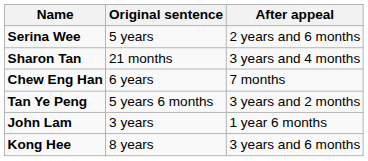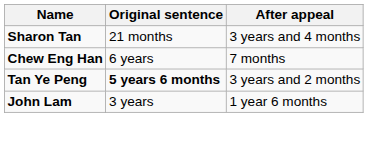- row: (44, 36)
(161, 101) normal -> (165, 79) bold
- row: (39, 144)
